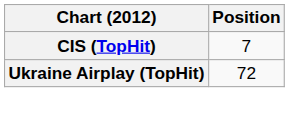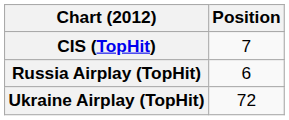+ row: (106, 73)
